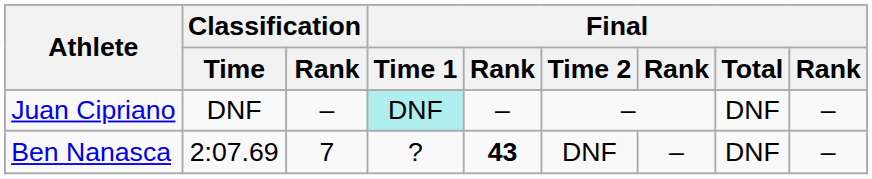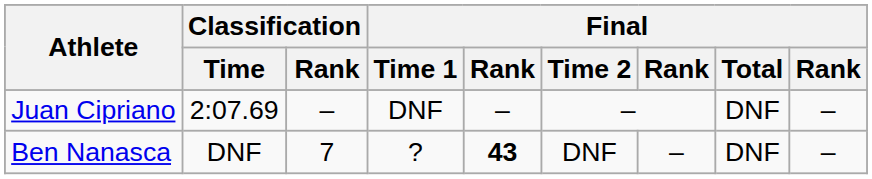(234, 111) DNF -> (234, 111) 2:07.69
(415, 111) paleturquoise background -> (415, 111) no background
(234, 153) 2:07.69 -> (234, 153) DNF
